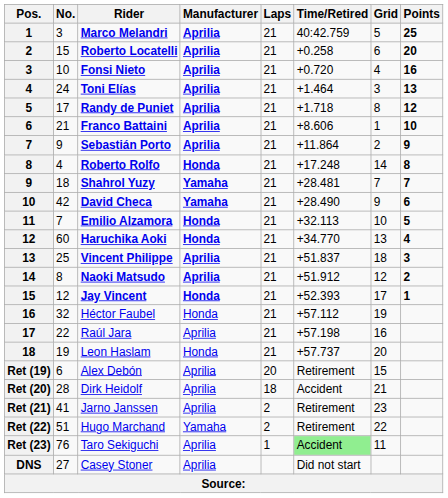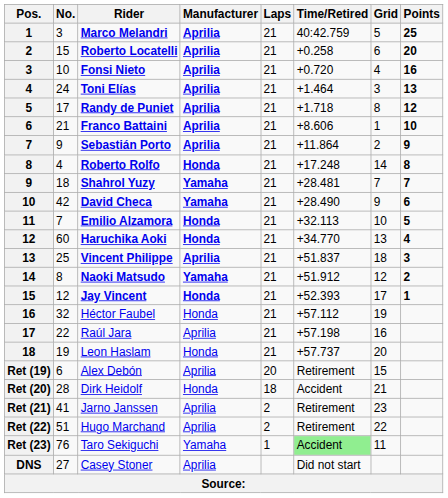(201, 277) Aprilia -> (205, 277) Yamaha
(199, 389) Aprilia -> (200, 389) Honda
(205, 427) Yamaha -> (199, 427) Aprilia
(199, 446) Aprilia -> (205, 446) Yamaha
